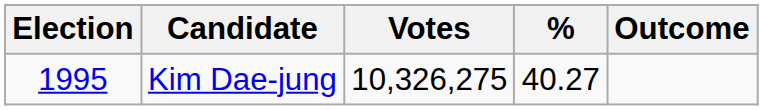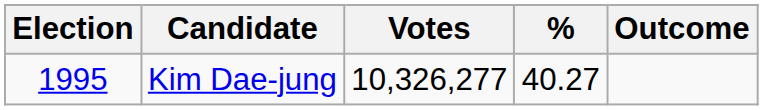(429, 78) 10,326,275 -> (429, 78) 10,326,277
